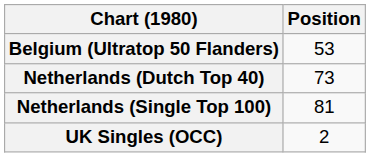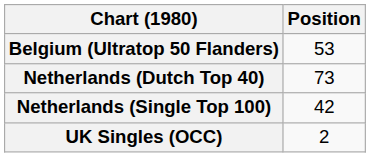(324, 107) 81 -> (324, 107) 42
